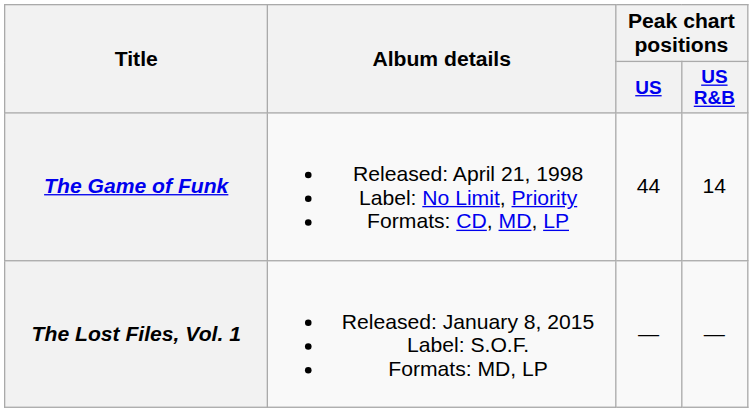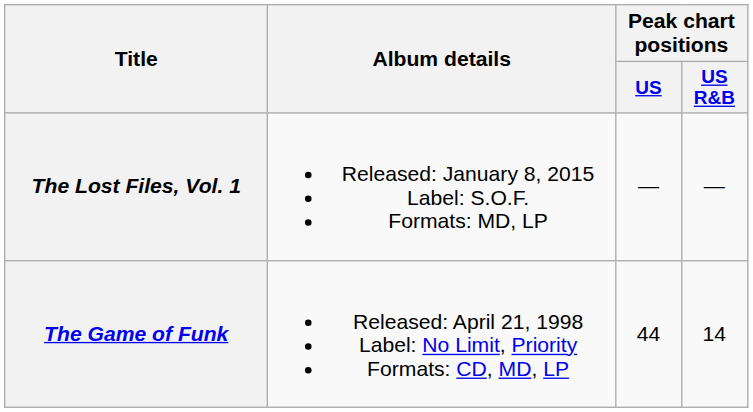rows swapped: (136, 186) <-> (136, 333)
